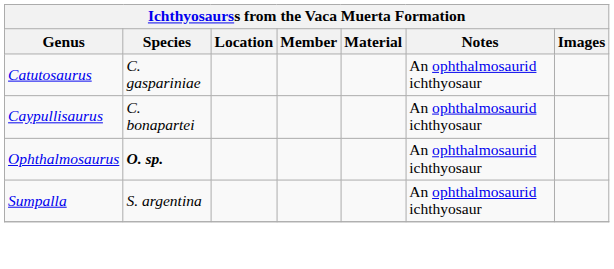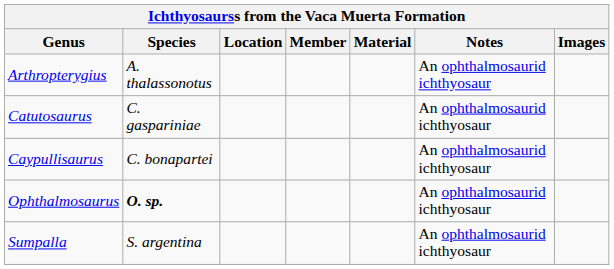+ row: (57, 74)
